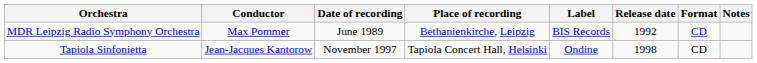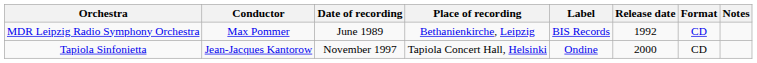(645, 49) 1998 -> (645, 49) 2000
